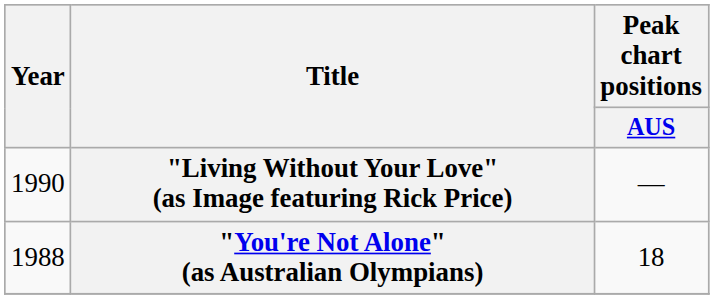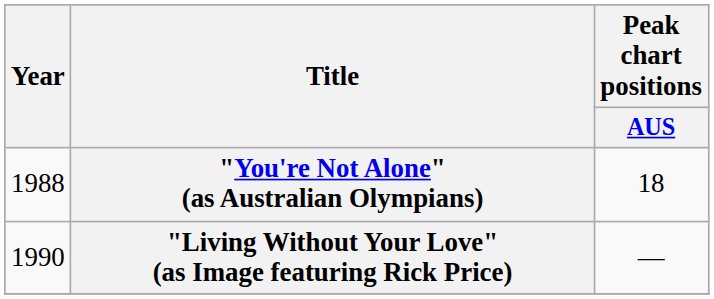rows swapped: (333, 256) <-> (333, 183)
